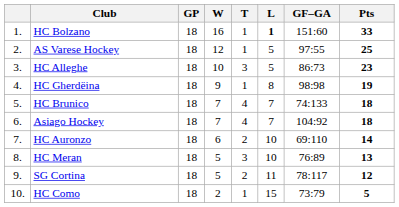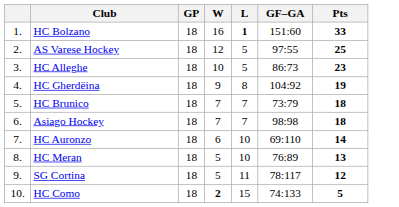- column: (244, 13)
(312, 85) 98:98 -> (285, 85) 104:92
(312, 103) 74:133 -> (285, 103) 73:79
(312, 121) 104:92 -> (285, 121) 98:98
(218, 193) normal -> (218, 193) bold
(312, 193) 73:79 -> (285, 193) 74:133
